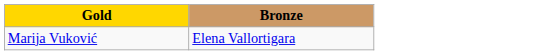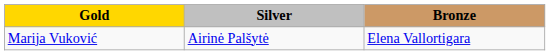+ column: (274, 15)
